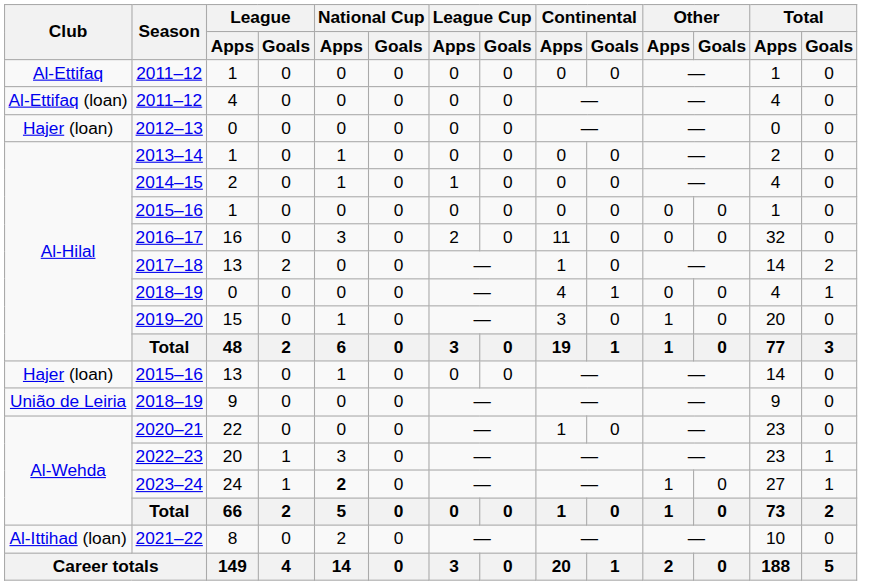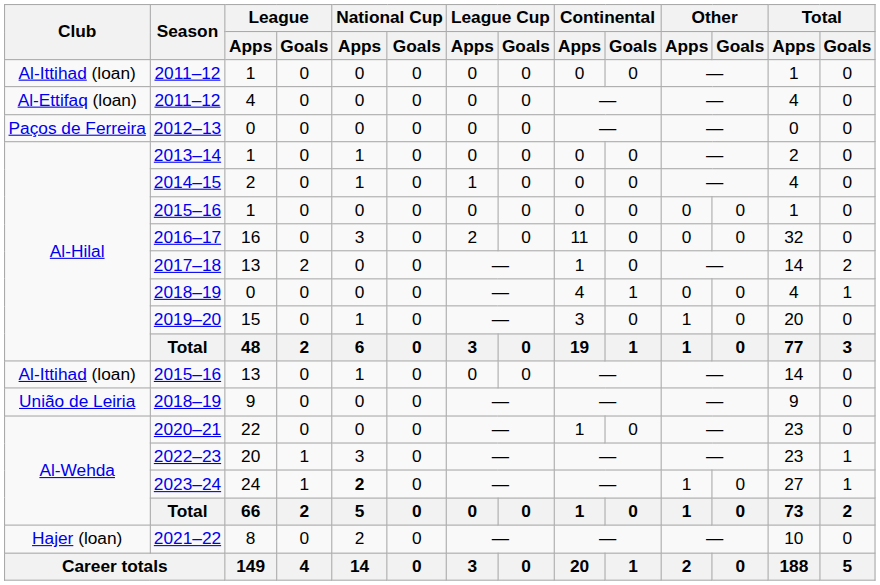(68, 73) Al-Ettifaq -> (77, 73) Al-Ittihad (loan)
(68, 127) Hajer (loan) -> (77, 127) Paços de Ferreira
(68, 374) Hajer (loan) -> (77, 374) Al-Ittihad (loan)
(68, 538) Al-Ittihad (loan) -> (77, 538) Hajer (loan)
